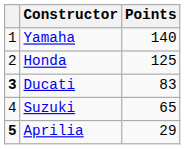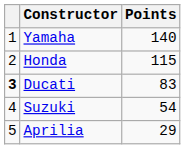(164, 63) 125 -> (164, 63) 115
(168, 109) 65 -> (168, 109) 54
(12, 132) bold -> (12, 132) normal
